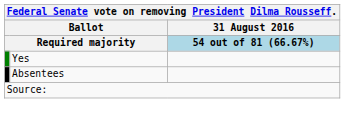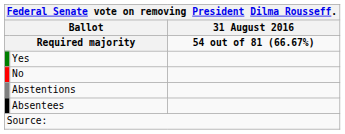(254, 44) lightblue background -> (254, 44) no background
+ row: (18, 75)
+ row: (44, 90)
